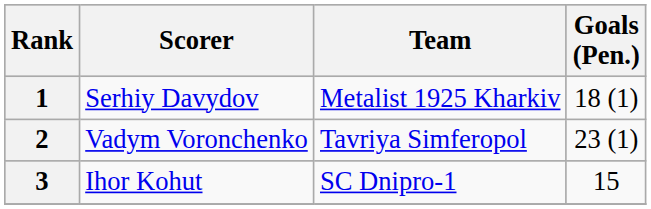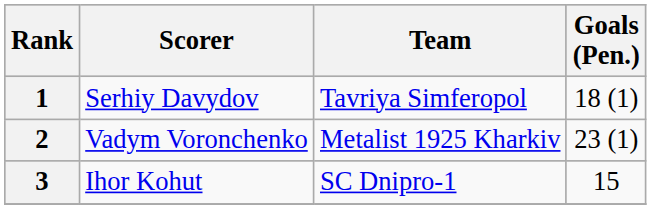(440, 97) Metalist 1925 Kharkiv -> (423, 97) Tavriya Simferopol
(423, 139) Tavriya Simferopol -> (440, 139) Metalist 1925 Kharkiv
